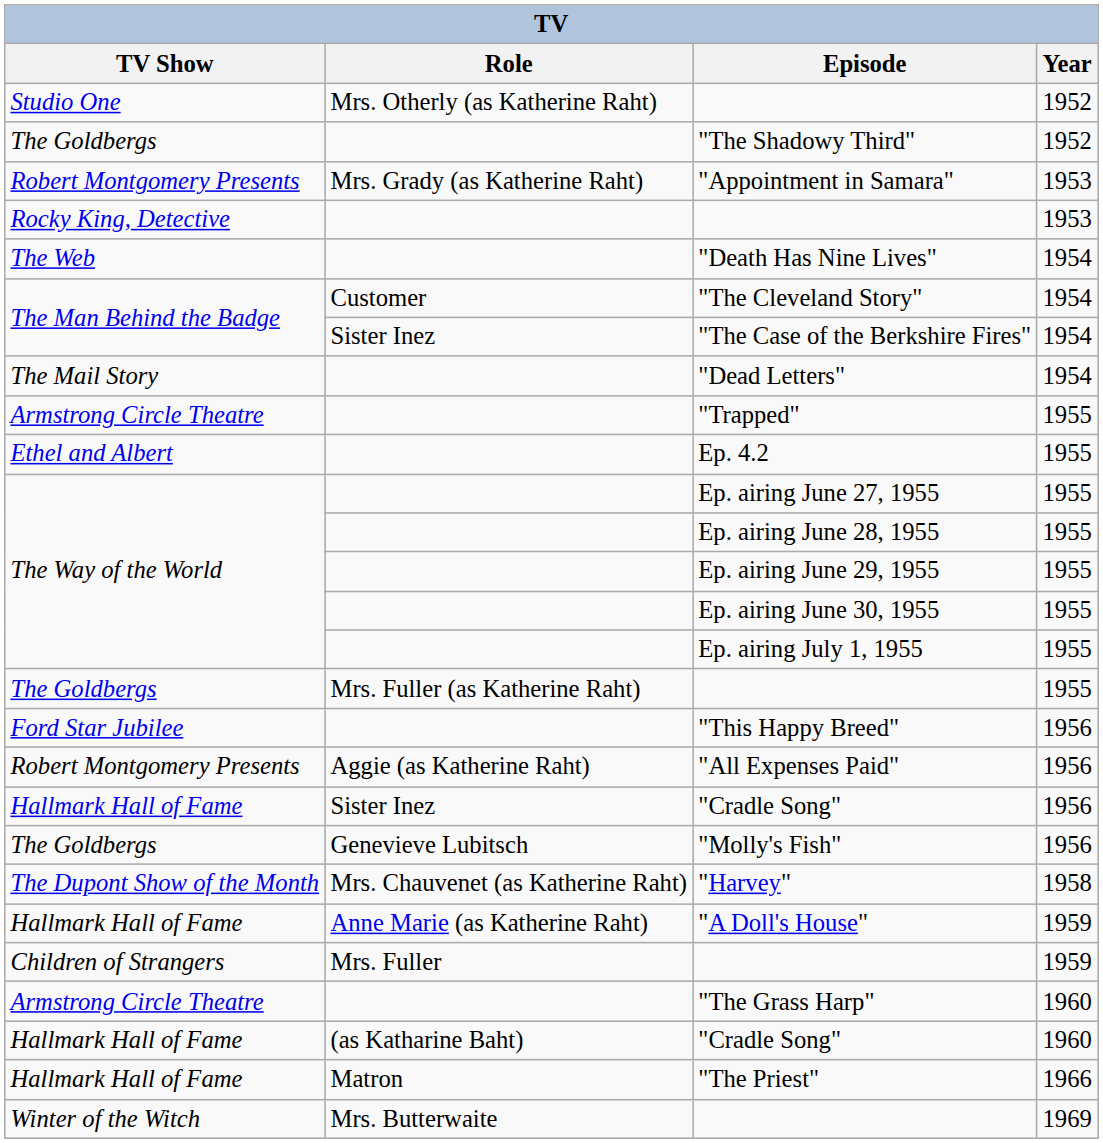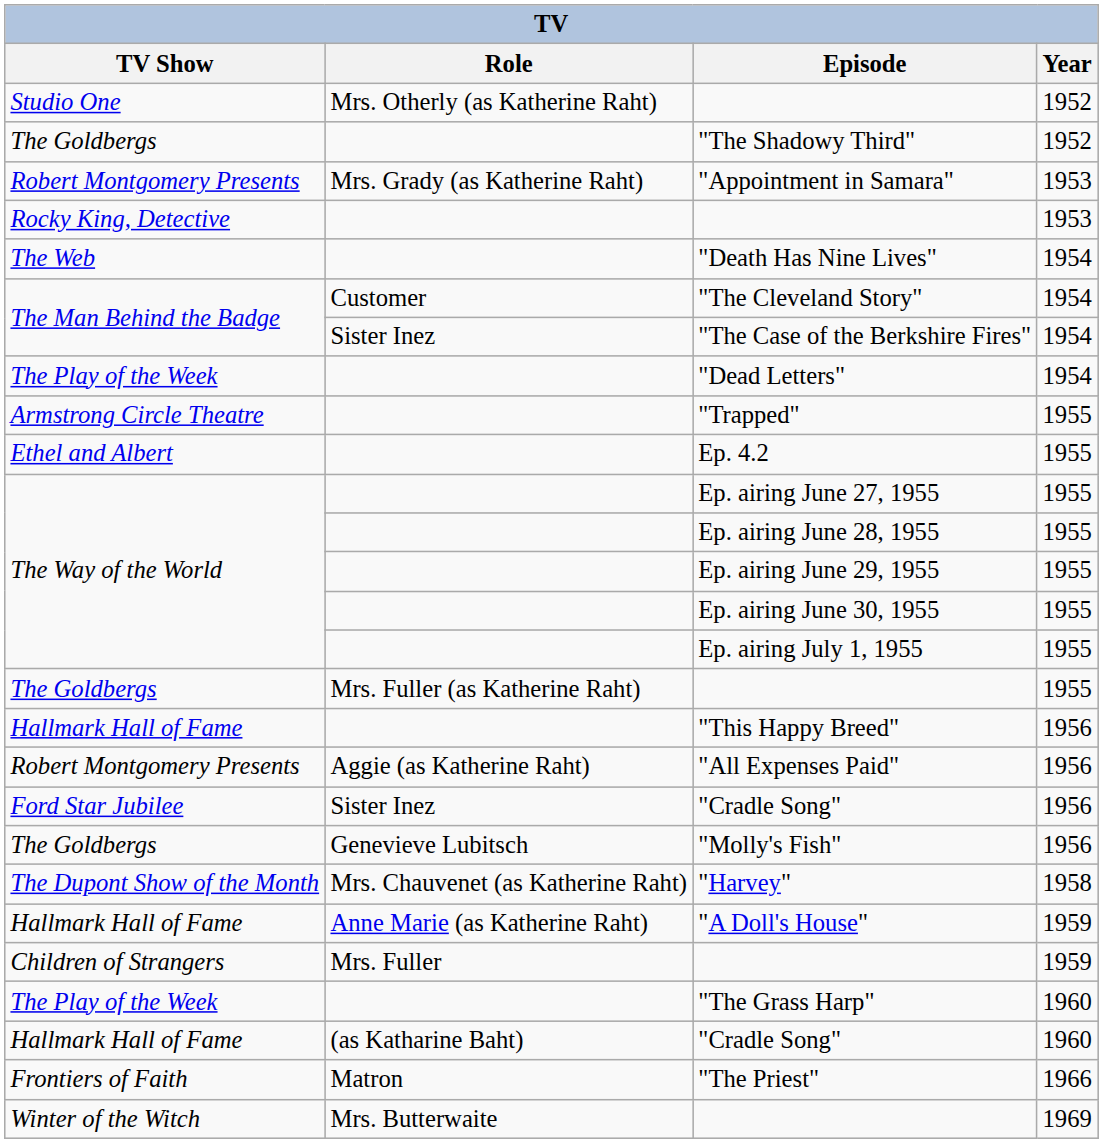(84, 375) The Mail Story -> (114, 375) The Play of the Week
(97, 727) Ford Star Jubilee -> (126, 727) Hallmark Hall of Fame
(126, 805) Hallmark Hall of Fame -> (97, 805) Ford Star Jubilee
(137, 1000) Armstrong Circle Theatre -> (114, 1000) The Play of the Week
(126, 1079) Hallmark Hall of Fame -> (99, 1079) Frontiers of Faith
